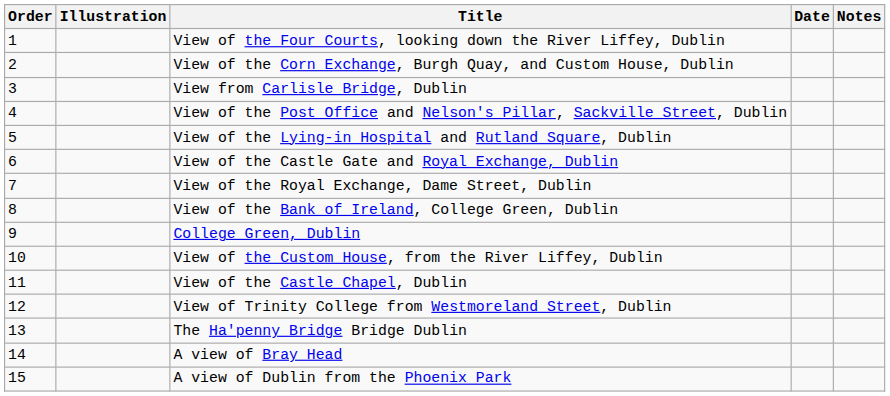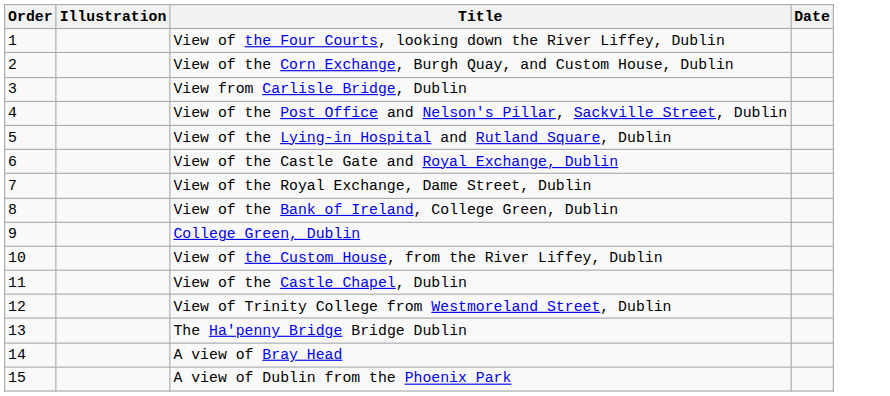- column: (859, 17)
